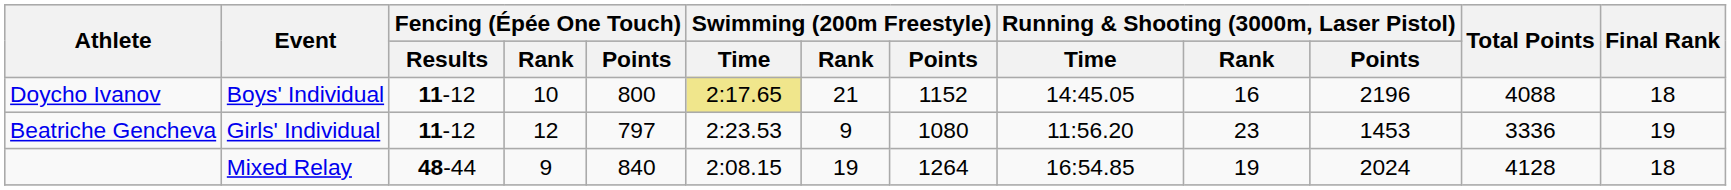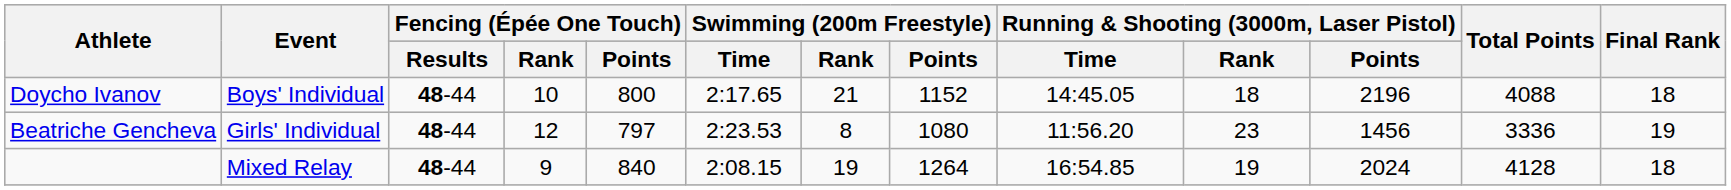(447, 95) 11-12 -> (447, 95) 48-44
(744, 95) khaki background -> (744, 95) no background
(1247, 95) 16 -> (1247, 95) 18
(447, 131) 11-12 -> (447, 131) 48-44
(846, 131) 9 -> (846, 131) 8
(1385, 131) 1453 -> (1385, 131) 1456
